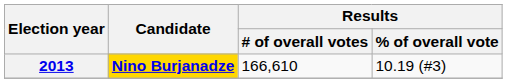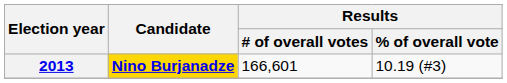(269, 66) 166,610 -> (269, 66) 166,601
